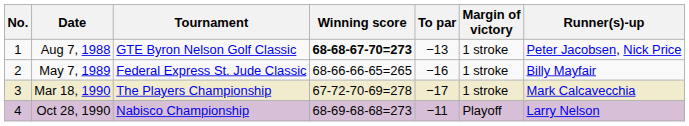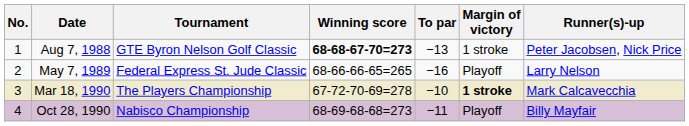(485, 70) 1 stroke -> (482, 70) Playoff
(561, 70) Billy Mayfair -> (563, 70) Larry Nelson
(437, 91) −17 -> (437, 91) −10
(485, 91) normal -> (487, 91) bold
(563, 111) Larry Nelson -> (561, 111) Billy Mayfair
